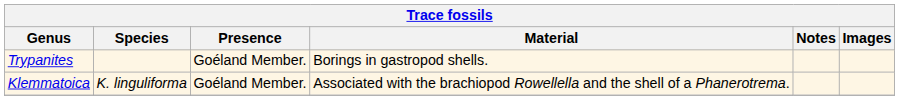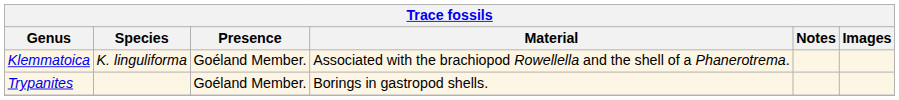rows swapped: (49, 83) <-> (40, 60)
